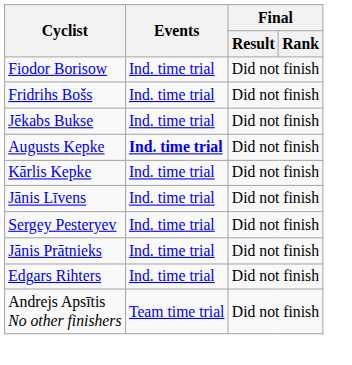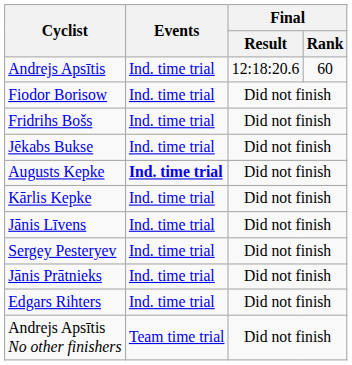+ row: (57, 69)
